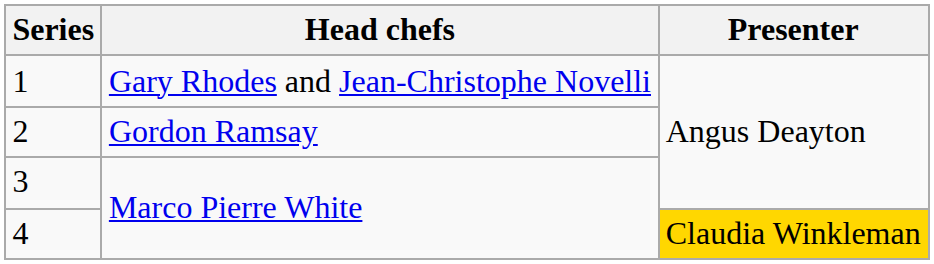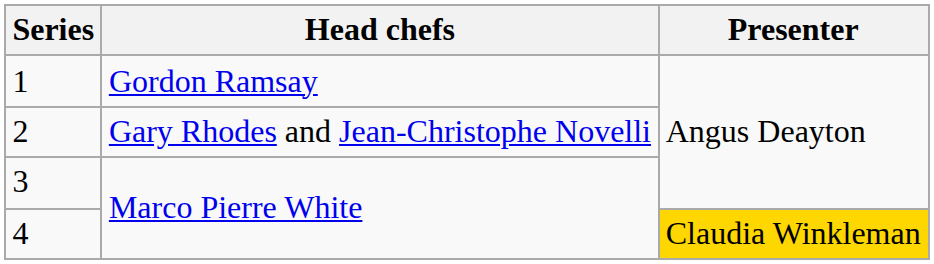(380, 80) Gary Rhodes and Jean-Christophe Novelli -> (213, 80) Gordon Ramsay
(213, 131) Gordon Ramsay -> (380, 131) Gary Rhodes and Jean-Christophe Novelli
